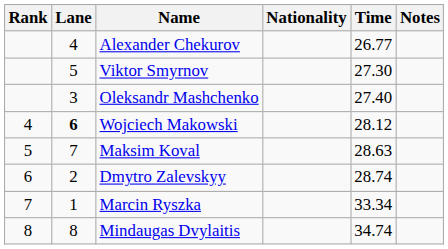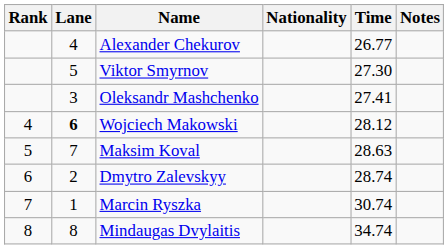(373, 97) 27.40 -> (373, 97) 27.41
(373, 204) 33.34 -> (373, 204) 30.74
